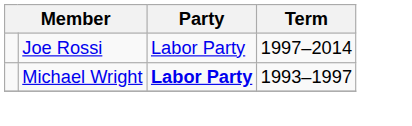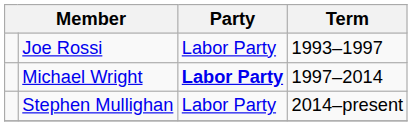(306, 47) 1997–2014 -> (337, 47) 1993–1997
(306, 76) 1993–1997 -> (337, 76) 1997–2014
+ row: (98, 105)
